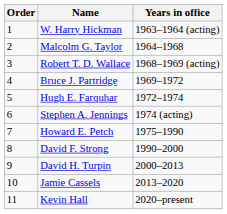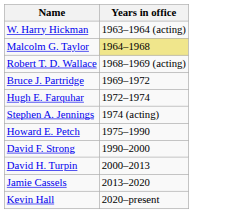- column: (21, 13)
(159, 47) no background -> (126, 47) khaki background
